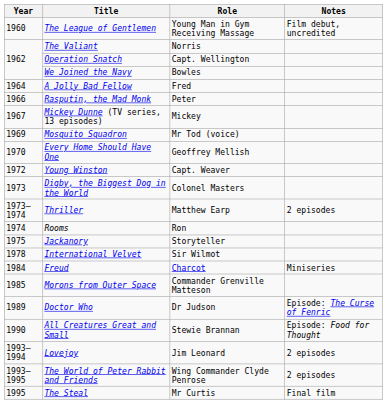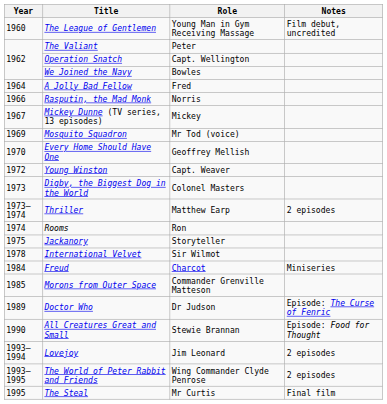(186, 46) Norris -> (184, 46) Peter
(184, 99) Peter -> (186, 99) Norris
